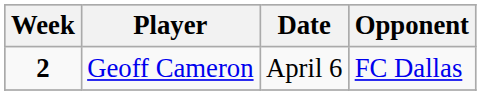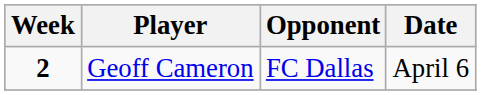columns swapped: (412, 25) <-> (304, 25)
